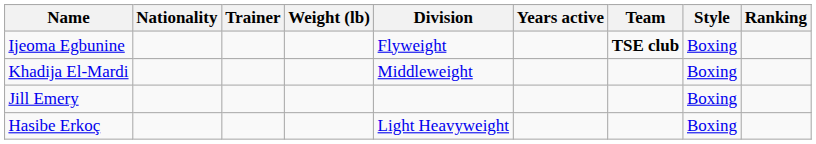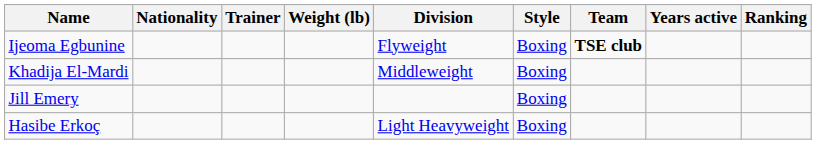columns swapped: (712, 17) <-> (560, 17)
